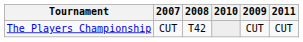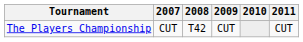columns swapped: (255, 13) <-> (226, 13)
